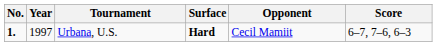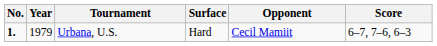(41, 31) 1997 -> (41, 31) 1979
(202, 31) bold -> (200, 31) normal
